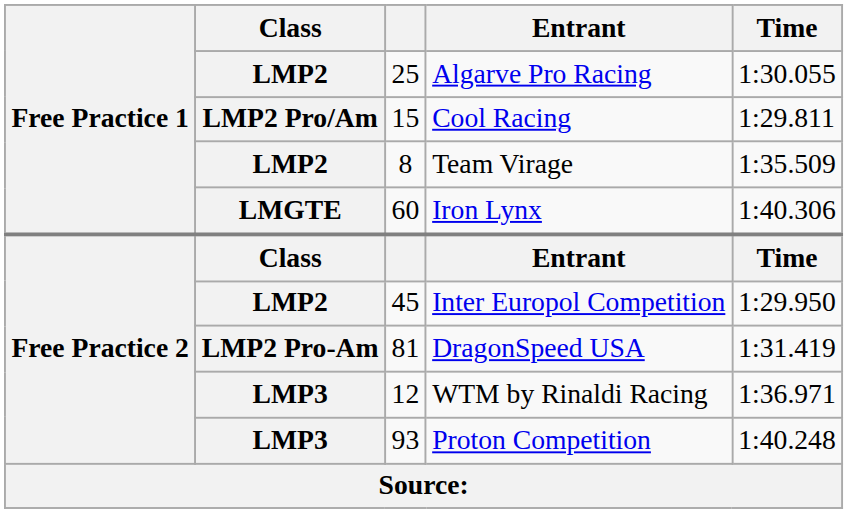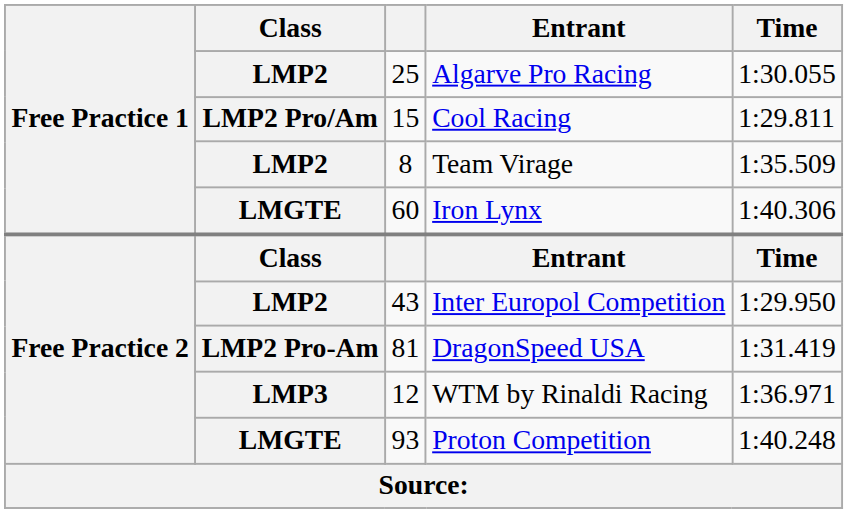(405, 303) 45 -> (405, 303) 43
(290, 440) LMP3 -> (290, 440) LMGTE
